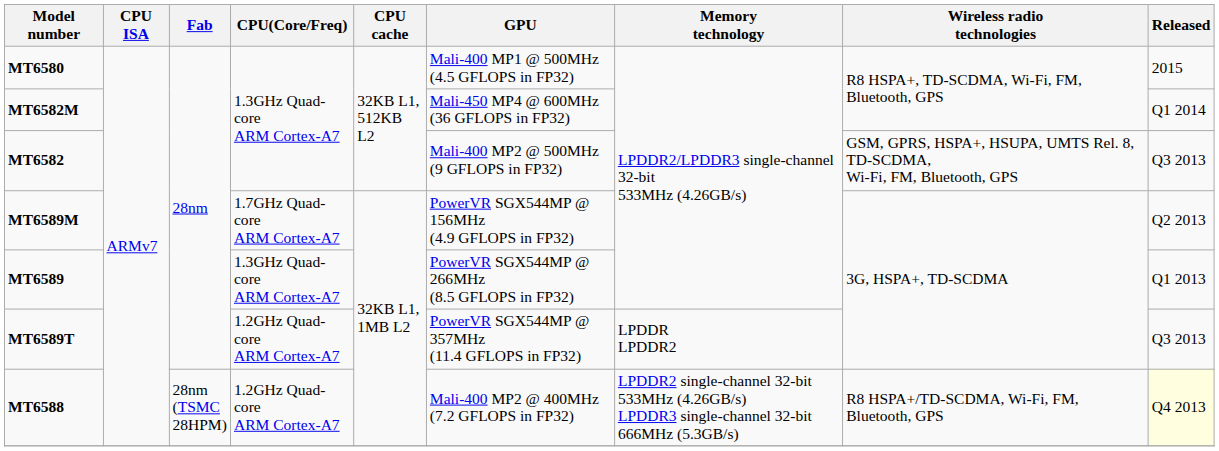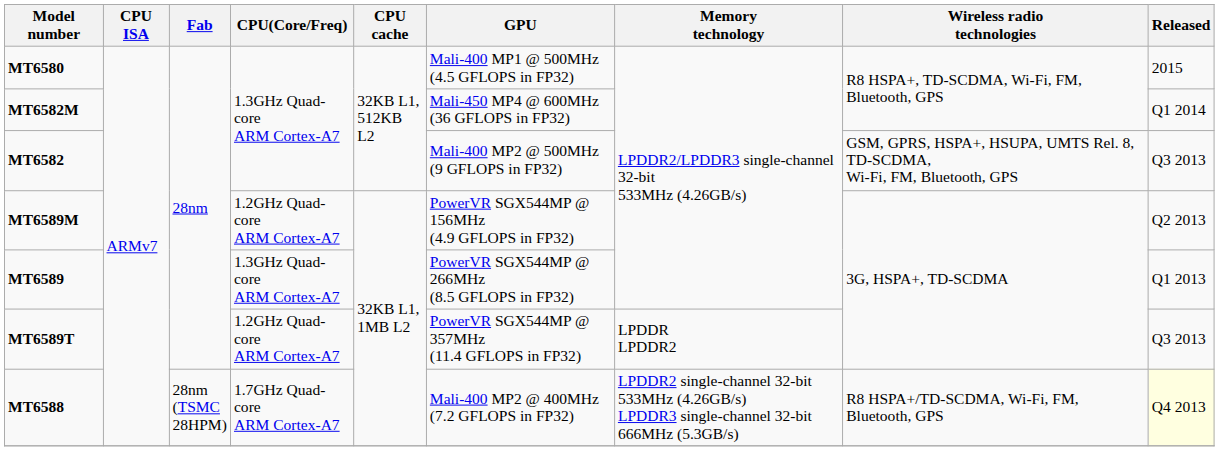(287, 220) 1.7GHz Quad-core ARM Cortex-A7 -> (287, 220) 1.2GHz Quad-core ARM Cortex-A7
(287, 407) 1.2GHz Quad-core ARM Cortex-A7 -> (287, 407) 1.7GHz Quad-core ARM Cortex-A7
